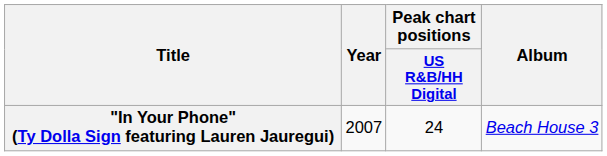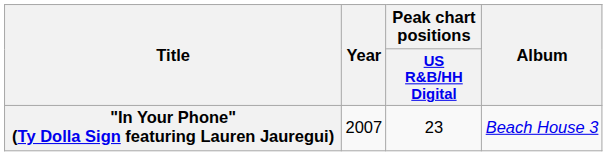(434, 127) 24 -> (434, 127) 23
